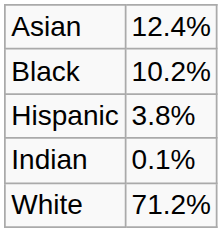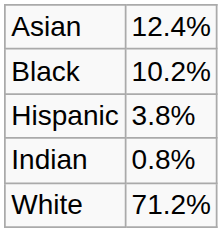(164, 159) 0.1% -> (164, 159) 0.8%
